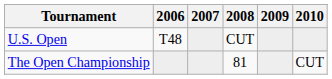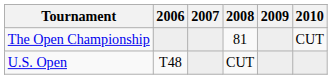rows swapped: (37, 39) <-> (79, 62)
